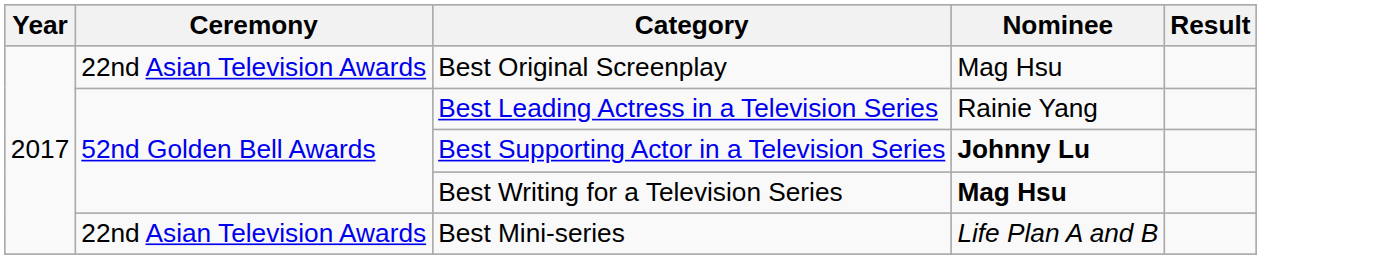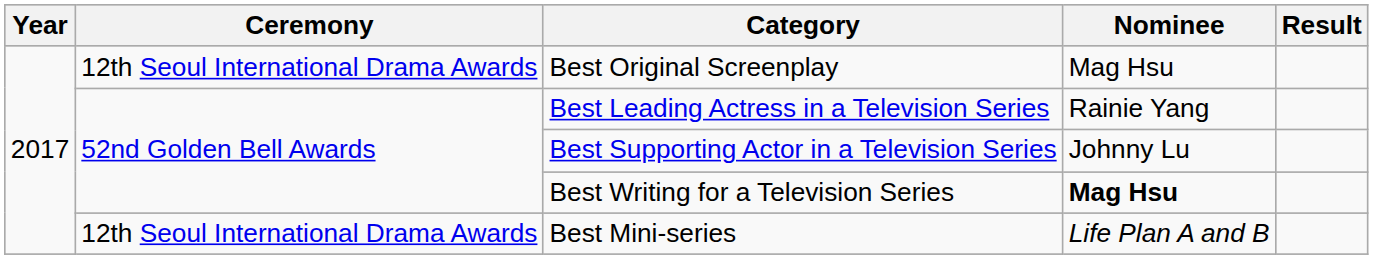(254, 66) 22nd Asian Television Awards -> (309, 66) 12th Seoul International Drama Awards
(1024, 150) bold -> (1129, 150) normal
(254, 233) 22nd Asian Television Awards -> (309, 233) 12th Seoul International Drama Awards
